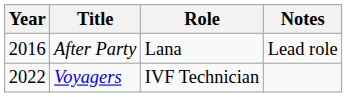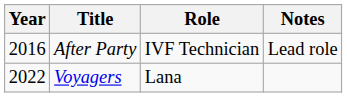(163, 48) Lana -> (202, 48) IVF Technician
(202, 77) IVF Technician -> (163, 77) Lana
